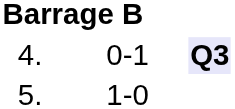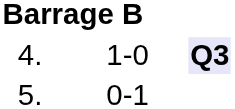(128, 55) 0-1 -> (128, 55) 1-0
(128, 95) 1-0 -> (128, 95) 0-1
